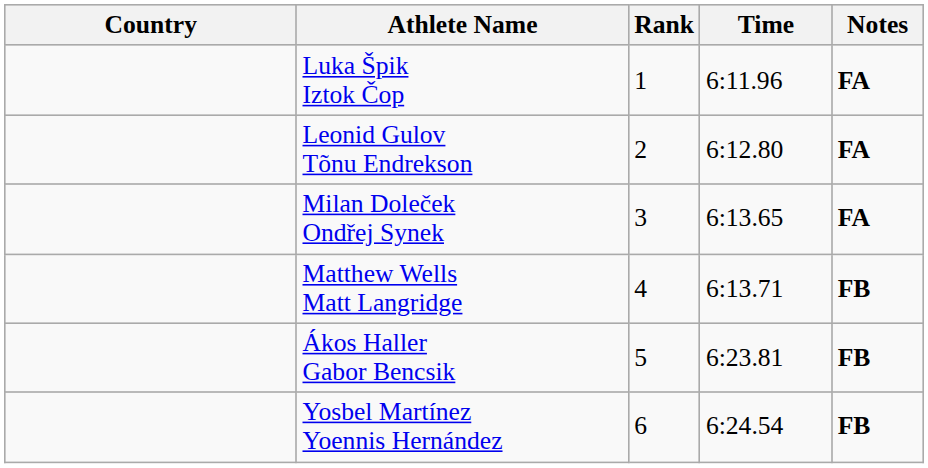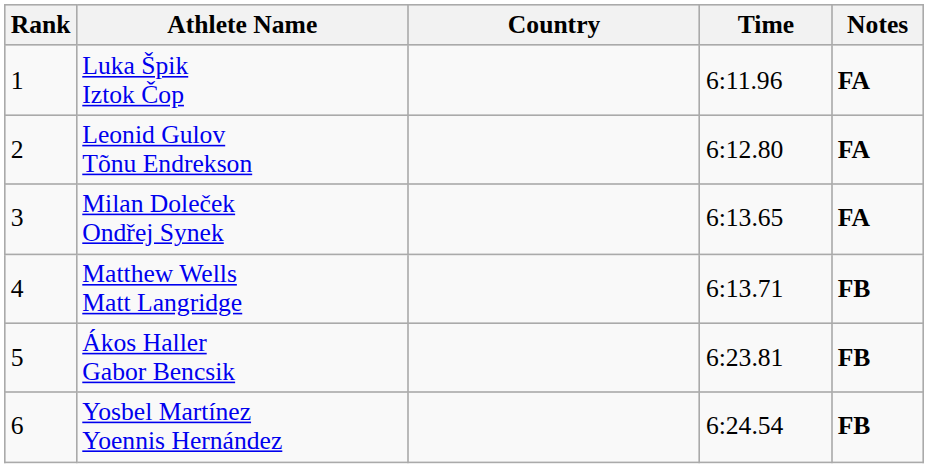columns swapped: (664, 24) <-> (151, 24)
